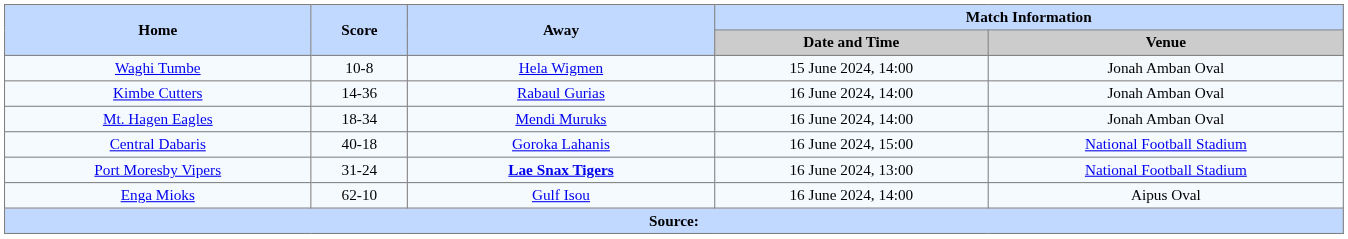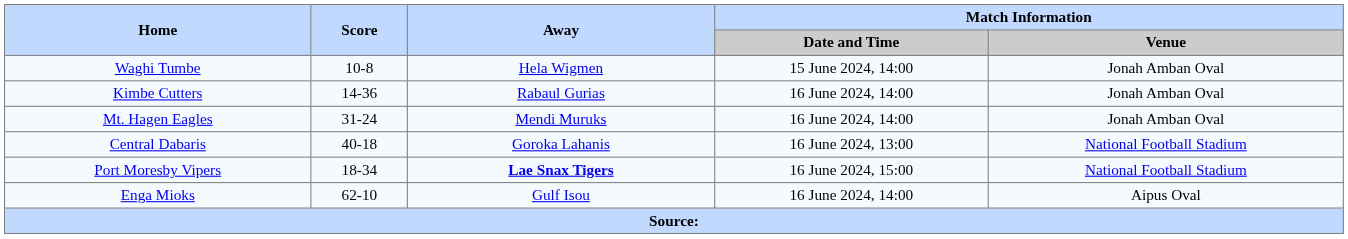(359, 118) 18-34 -> (359, 118) 31-24
(851, 144) 16 June 2024, 15:00 -> (851, 144) 16 June 2024, 13:00
(359, 169) 31-24 -> (359, 169) 18-34
(851, 169) 16 June 2024, 13:00 -> (851, 169) 16 June 2024, 15:00
